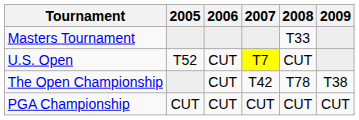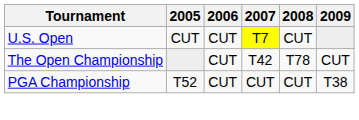- row: (71, 38)
(185, 60) T52 -> (185, 38) CUT
(335, 82) T38 -> (335, 60) CUT
(185, 104) CUT -> (185, 82) T52
(335, 104) CUT -> (335, 82) T38
